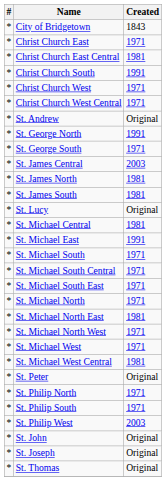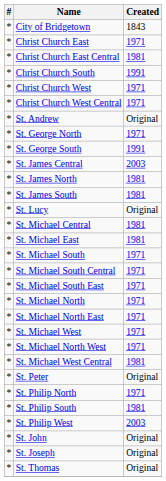(136, 133) 1991 -> (136, 133) 1971
(136, 149) 1971 -> (136, 149) 1991
(136, 240) 1991 -> (136, 240) 1981
(136, 316) 1981 -> (136, 316) 1971
rows swapped: (61, 331) <-> (48, 347)
(136, 407) 1971 -> (136, 407) 1981
